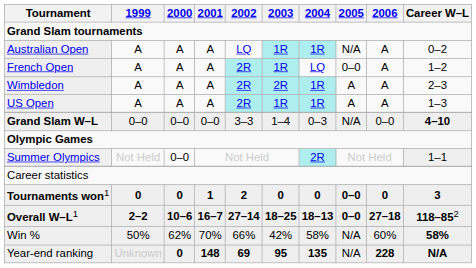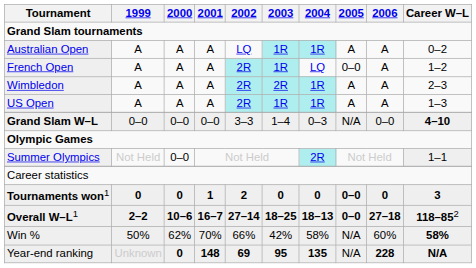(351, 49) N/A -> (351, 49) A
